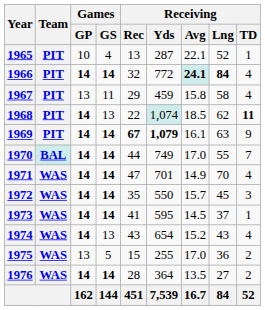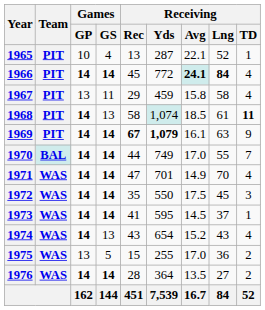(134, 74) 32 -> (134, 74) 45
(134, 114) 22 -> (134, 114) 58
(223, 114) 62 -> (223, 114) 61
(195, 194) 15.7 -> (195, 194) 17.5
